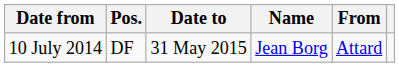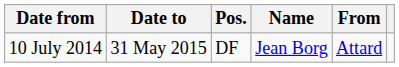columns swapped: (199, 18) <-> (126, 18)
